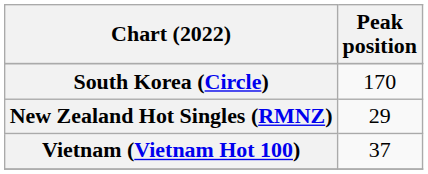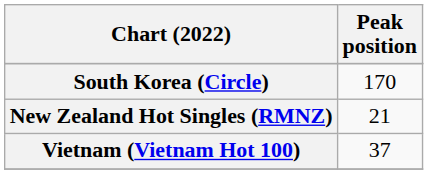(380, 116) 29 -> (380, 116) 21
